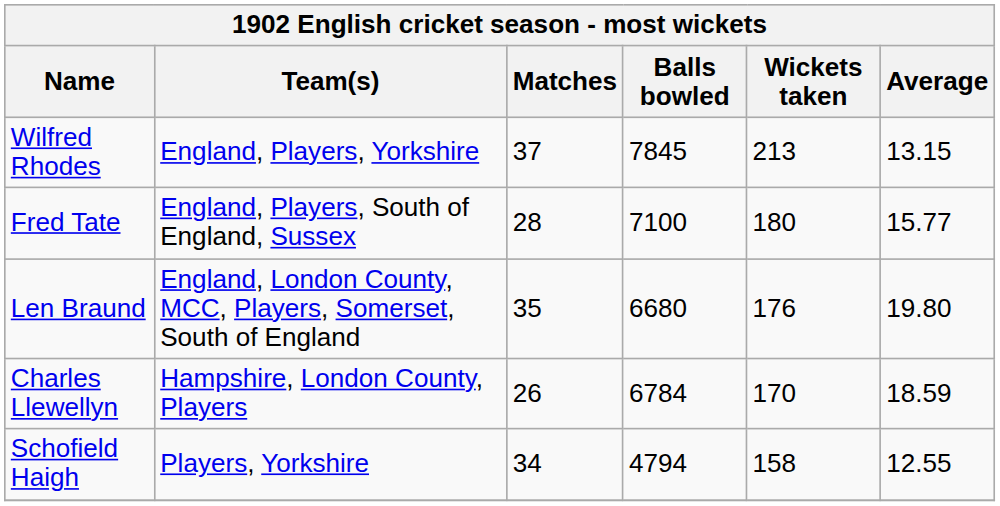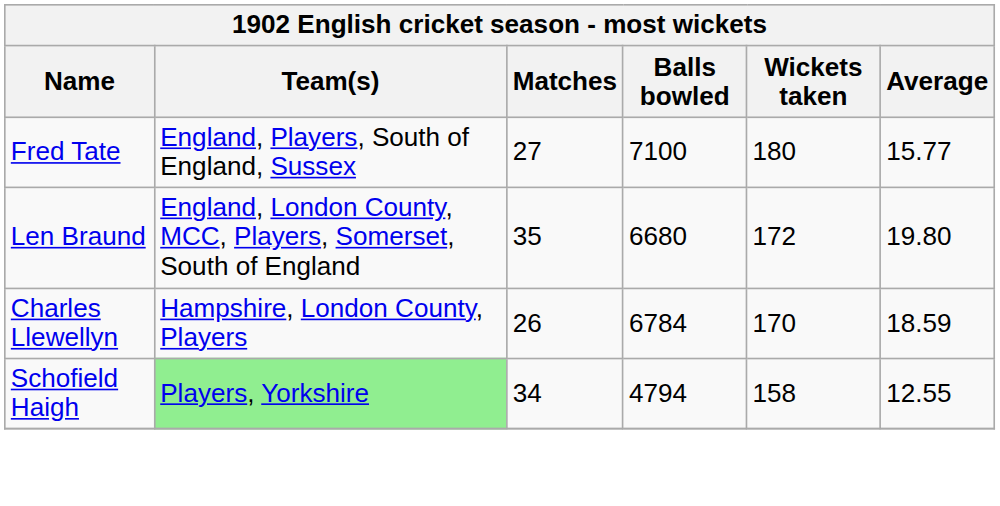- row: (56, 151)
(527, 222) 28 -> (527, 151) 27
(774, 307) 176 -> (774, 237) 172
(265, 464) no background -> (265, 393) lightgreen background
